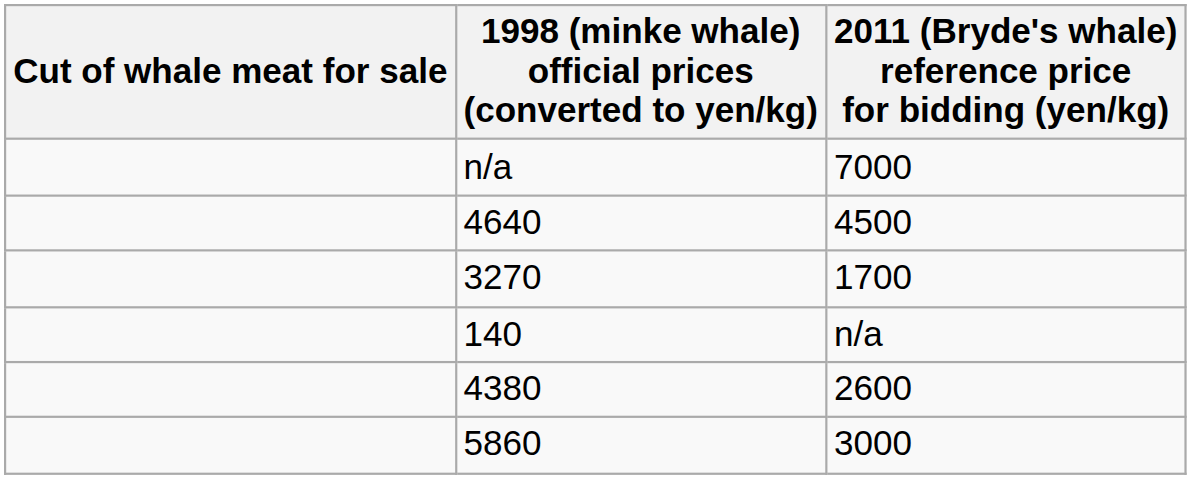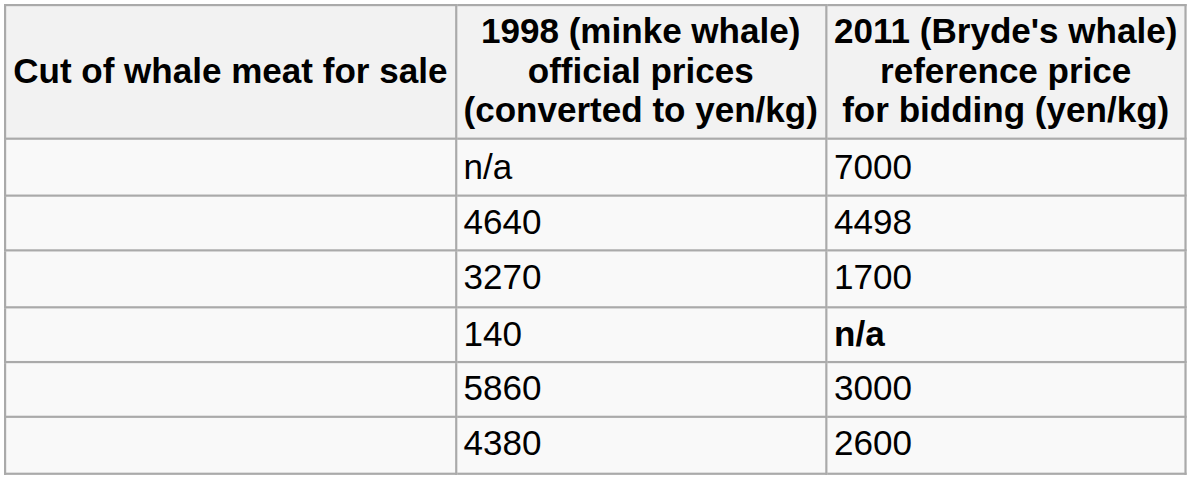(873, 222) 4500 -> (873, 222) 4498
(858, 333) normal -> (859, 333) bold
rows swapped: (502, 444) <-> (502, 388)
